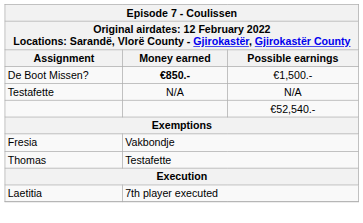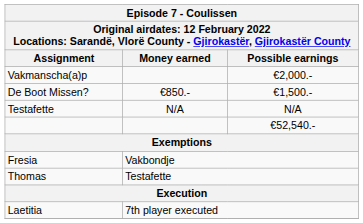+ row: (47, 75)
(175, 75) bold -> (175, 92) normal
